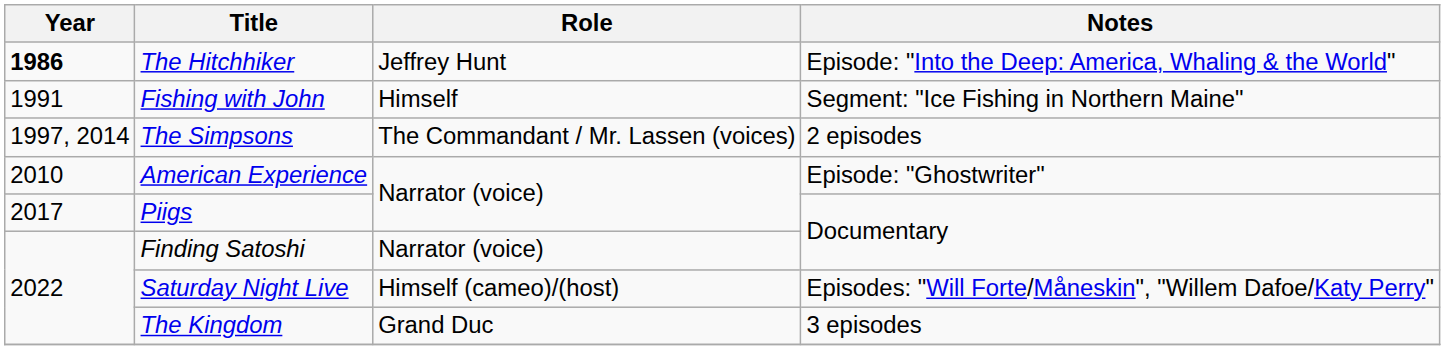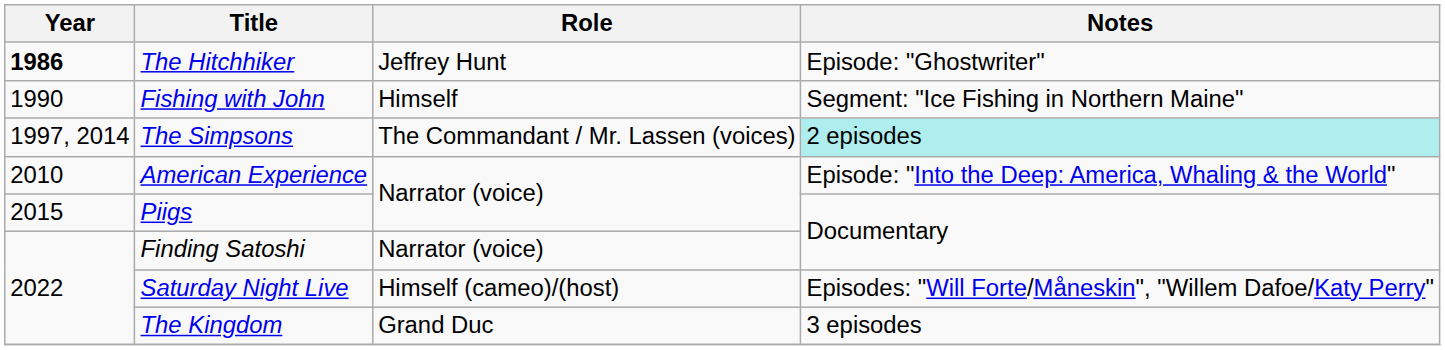(1101, 61) Episode: "Into the Deep: America, Whaling & the World" -> (926, 61) Episode: "Ghostwriter"
(37, 99) 1991 -> (37, 99) 1990
(864, 136) no background -> (864, 136) paleturquoise background
(926, 174) Episode: "Ghostwriter" -> (1101, 174) Episode: "Into the Deep: America, Whaling & the World"
(37, 212) 2017 -> (37, 212) 2015
